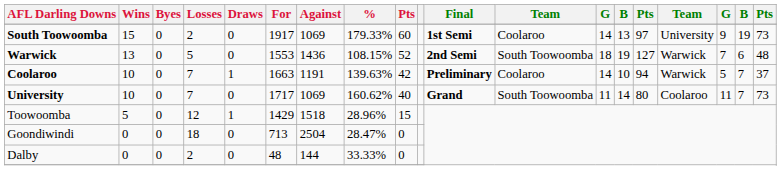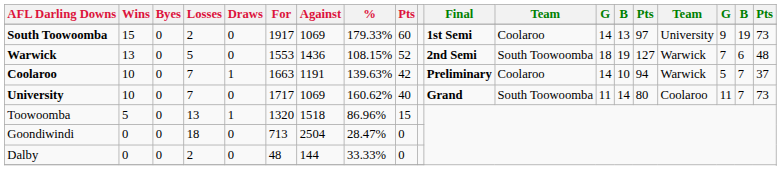(193, 114) 12 -> (193, 114) 13
(281, 114) 1429 -> (281, 114) 1320
(367, 114) 28.96% -> (367, 114) 86.96%
